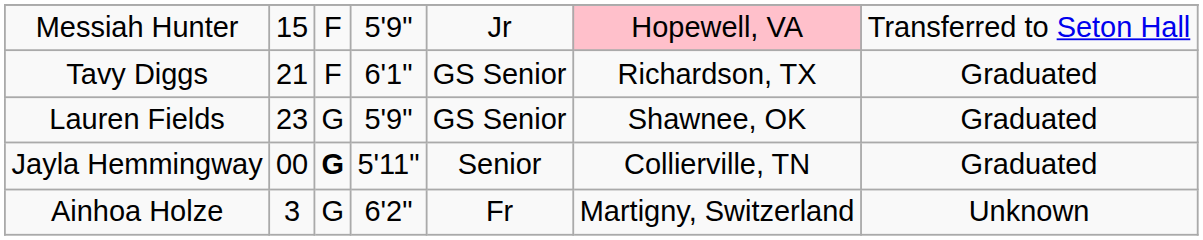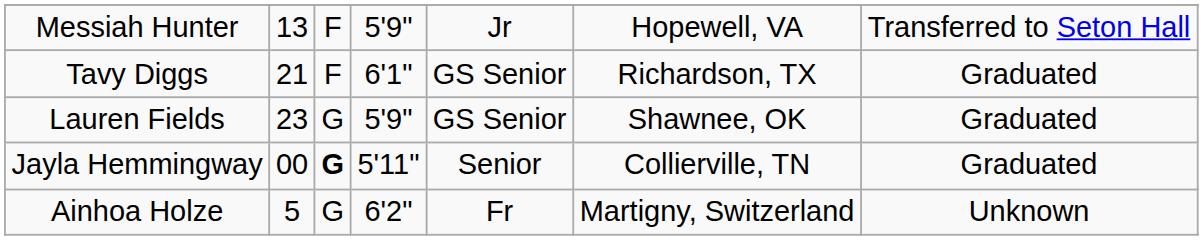(292, 27) 15 -> (292, 27) 13
(717, 27) pink background -> (717, 27) no background
(292, 211) 3 -> (292, 211) 5
